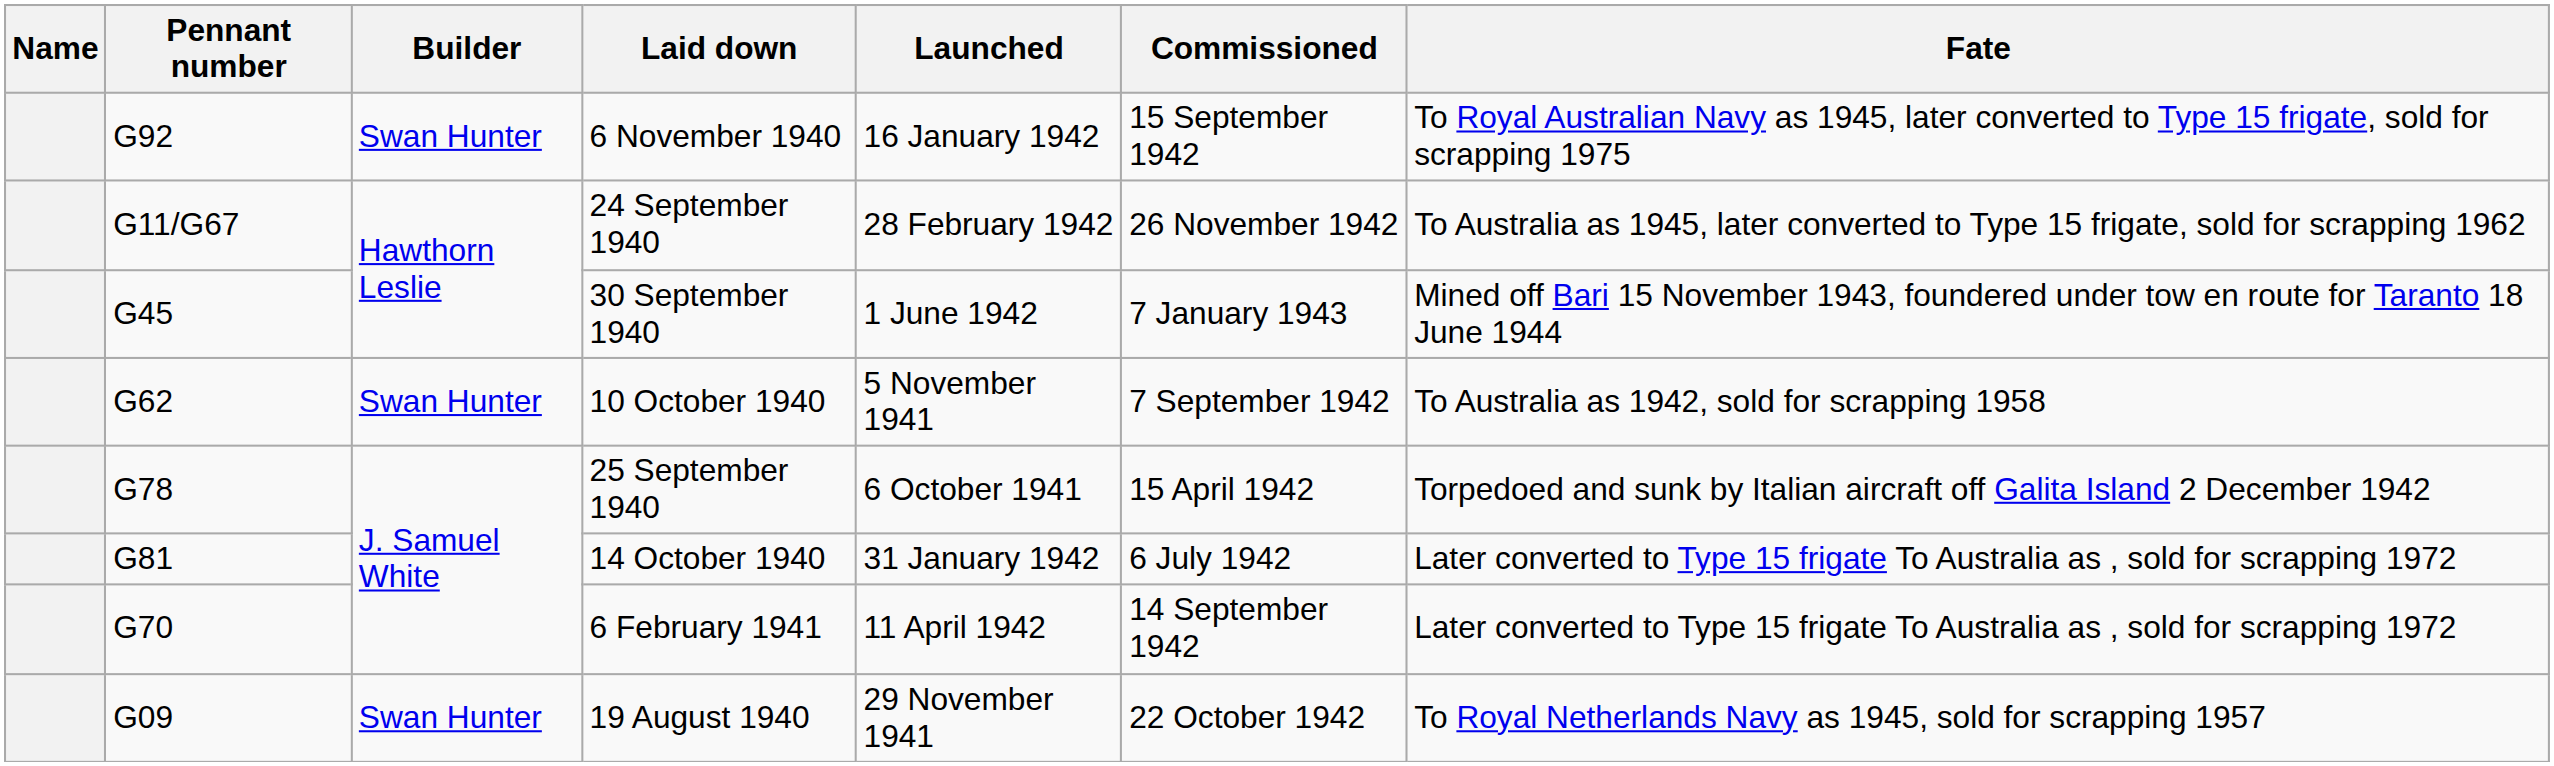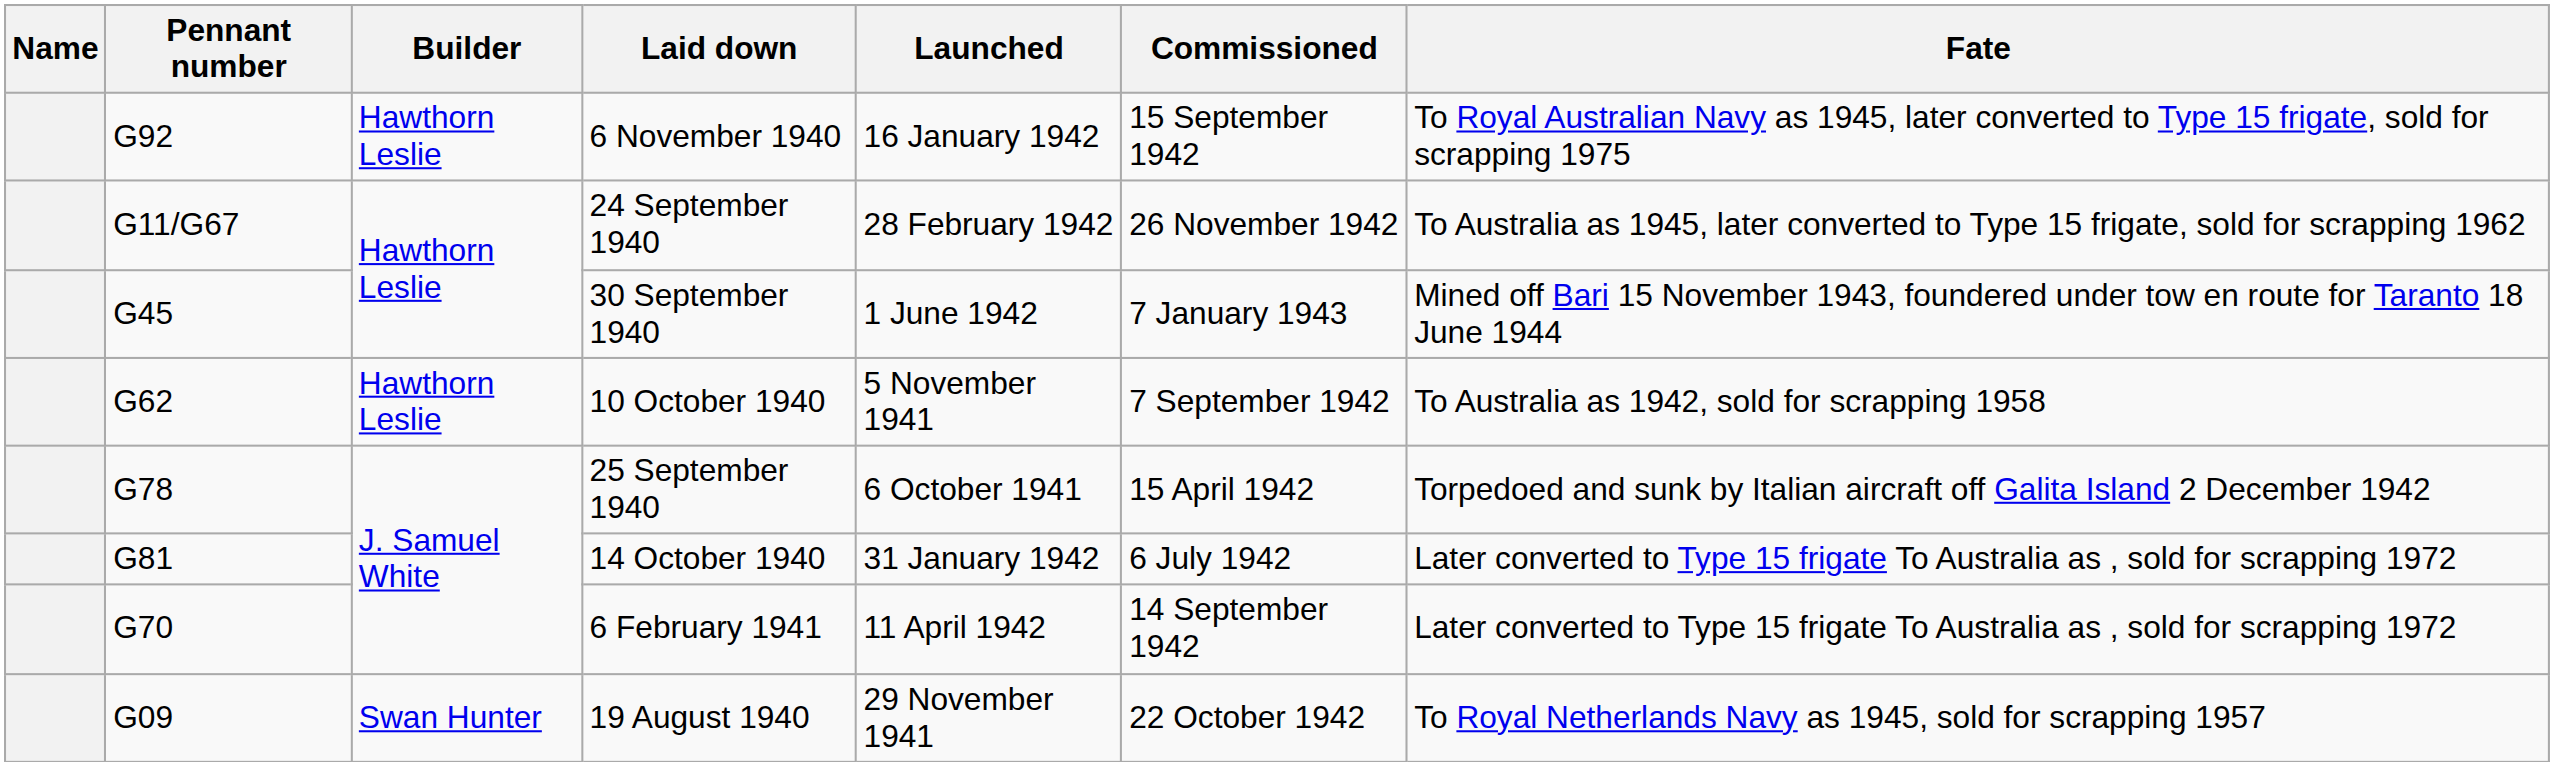(450, 136) Swan Hunter -> (427, 136) Hawthorn Leslie
(450, 400) Swan Hunter -> (427, 400) Hawthorn Leslie
